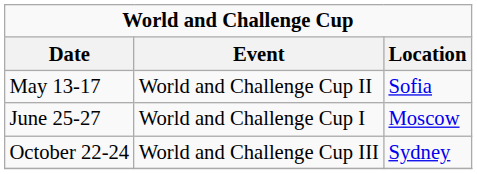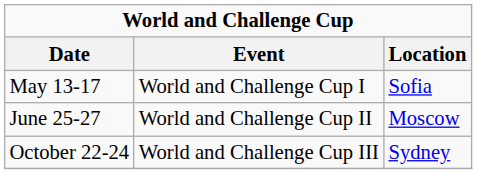(255, 86) World and Challenge Cup II -> (252, 86) World and Challenge Cup I
(252, 119) World and Challenge Cup I -> (255, 119) World and Challenge Cup II
